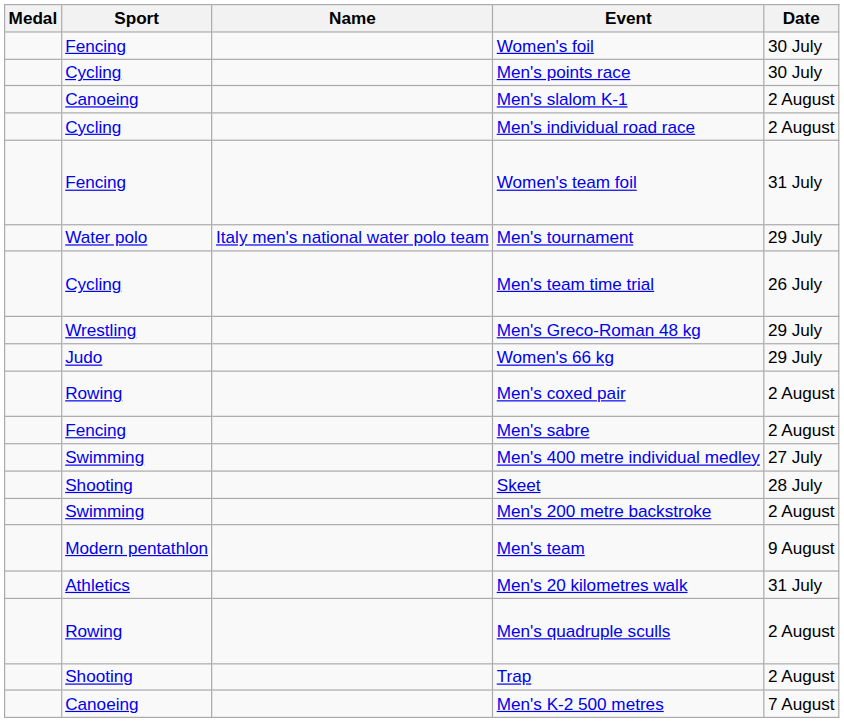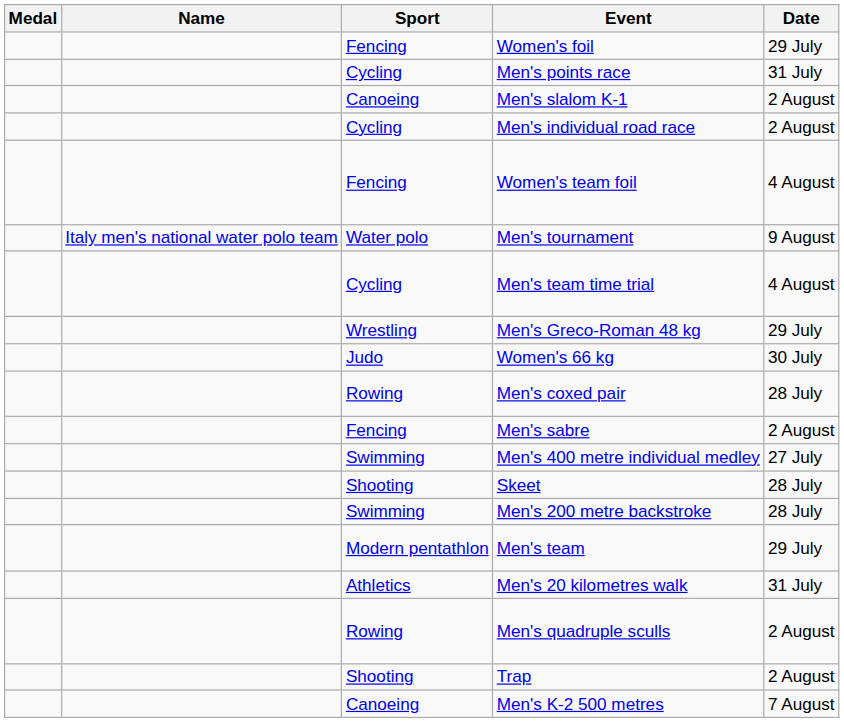columns swapped: (352, 19) <-> (137, 19)
(795, 46) 30 July -> (795, 46) 29 July
(795, 73) 30 July -> (795, 73) 31 July
(795, 182) 31 July -> (801, 182) 4 August
(795, 238) 29 July -> (801, 238) 9 August
(795, 284) 26 July -> (801, 284) 4 August
(795, 357) 29 July -> (795, 357) 30 July
(801, 394) 2 August -> (795, 394) 28 July
(801, 512) 2 August -> (795, 512) 28 July
(801, 548) 9 August -> (795, 548) 29 July
